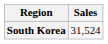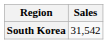(86, 30) 31,524 -> (86, 30) 31,542
